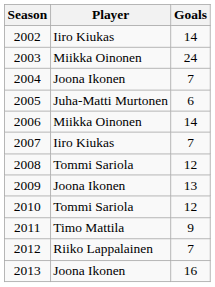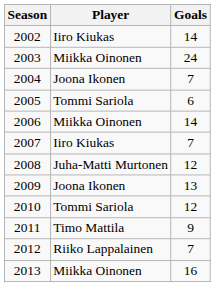(111, 100) Juha-Matti Murtonen -> (93, 100) Tommi Sariola
(93, 164) Tommi Sariola -> (111, 164) Juha-Matti Murtonen
(89, 270) Joona Ikonen -> (98, 270) Miikka Oinonen
